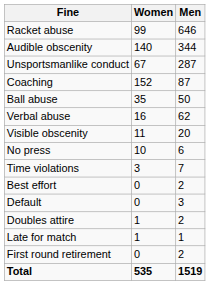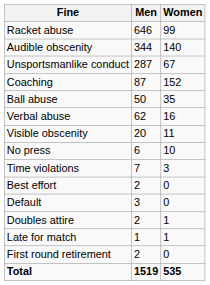columns swapped: (190, 13) <-> (154, 13)
